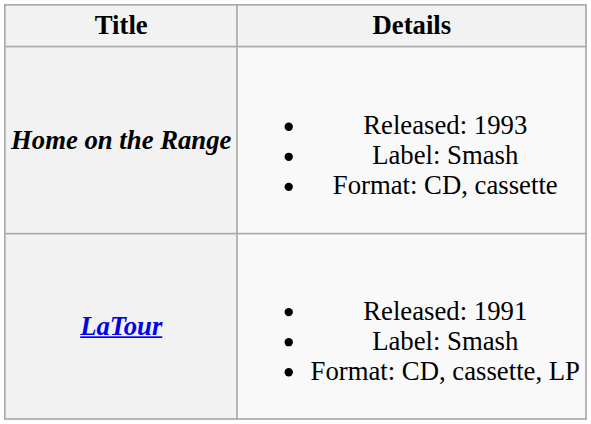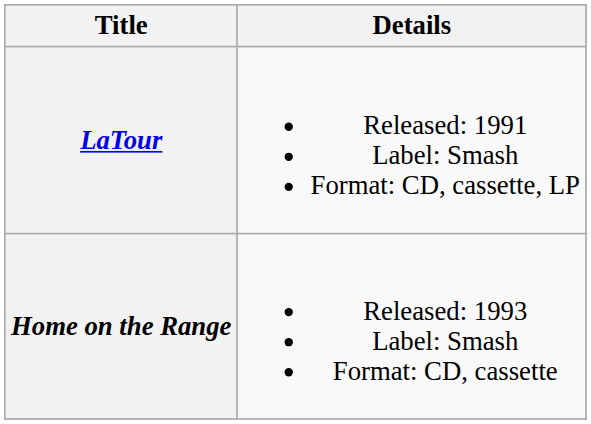rows swapped: (121, 325) <-> (121, 139)
